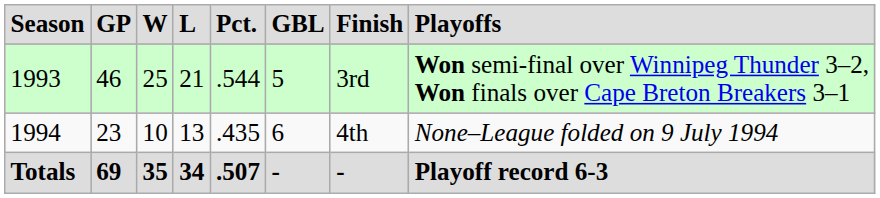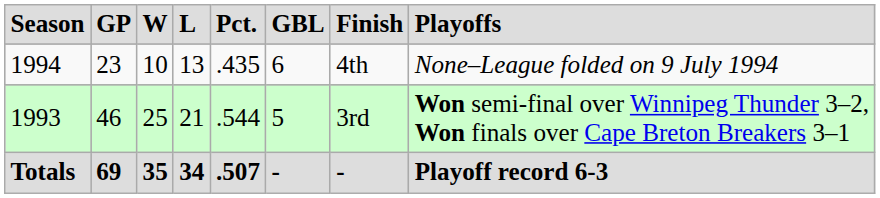rows swapped: (36, 78) <-> (36, 132)
